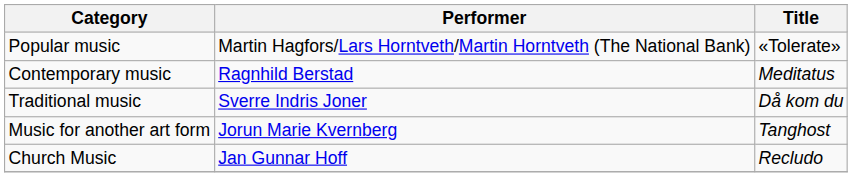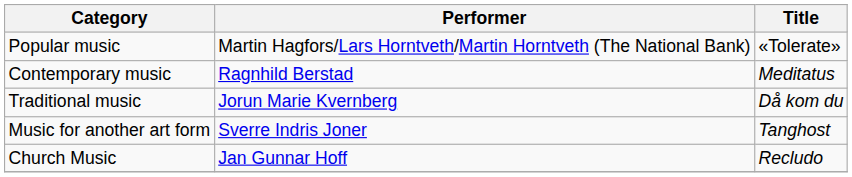(293, 102) Sverre Indris Joner -> (308, 102) Jorun Marie Kvernberg
(308, 130) Jorun Marie Kvernberg -> (293, 130) Sverre Indris Joner
